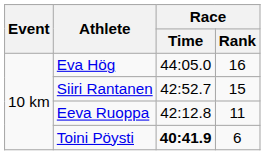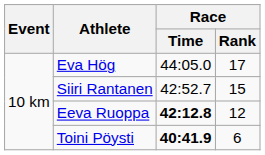(237, 65) 16 -> (237, 65) 17
(186, 113) normal -> (186, 113) bold
(237, 113) 11 -> (237, 113) 12
